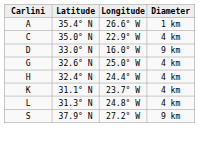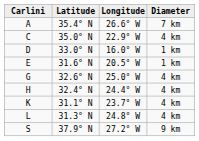(171, 24) 1 km -> (171, 24) 7 km
(171, 50) 9 km -> (171, 50) 1 km
+ row: (28, 63)
